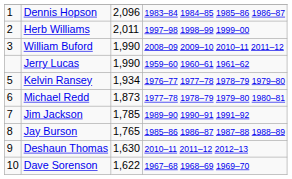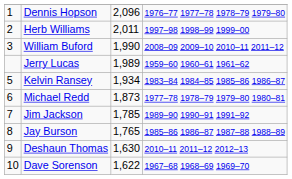(215, 13) 1983–84 1984–85 1985–86 1986–87 -> (215, 13) 1976–77 1977–78 1978–79 1979–80
(126, 64) 1,990 -> (126, 64) 1,989
(215, 81) 1976–77 1977–78 1978–79 1979–80 -> (215, 81) 1983–84 1984–85 1985–86 1986–87
